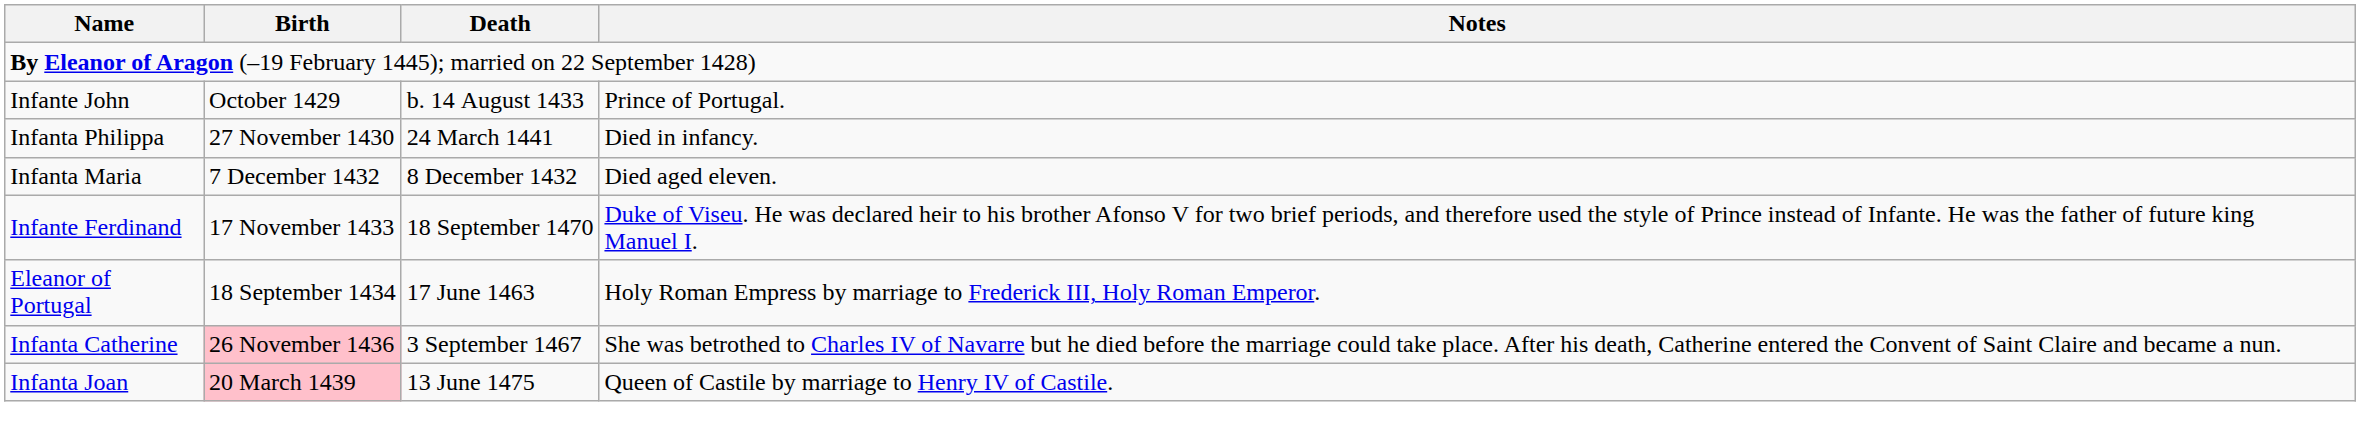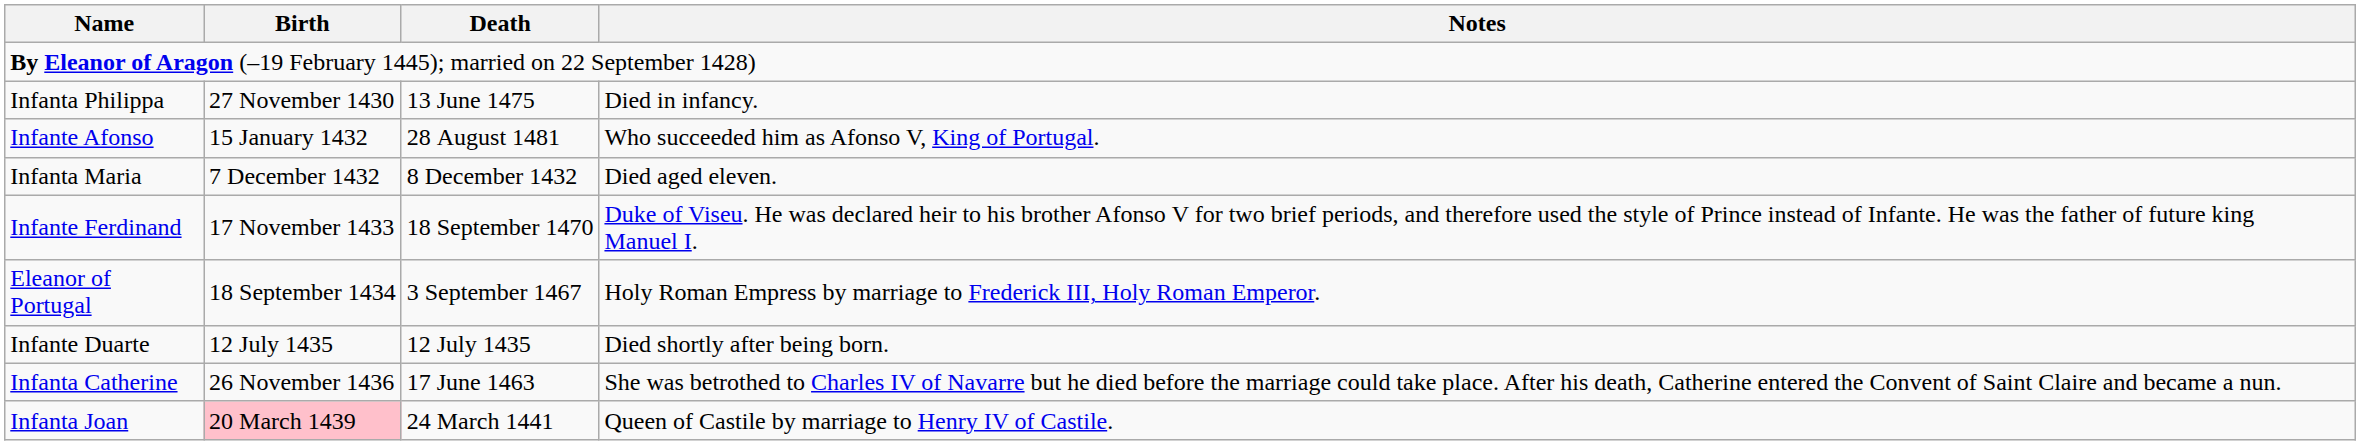- row: (70, 99)
(480, 137) 24 March 1441 -> (471, 99) 13 June 1475
+ row: (82, 137)
(471, 292) 17 June 1463 -> (494, 292) 3 September 1467
+ row: (80, 343)
(302, 343) pink background -> (302, 382) no background
(494, 343) 3 September 1467 -> (471, 382) 17 June 1463
(471, 382) 13 June 1475 -> (480, 420) 24 March 1441
